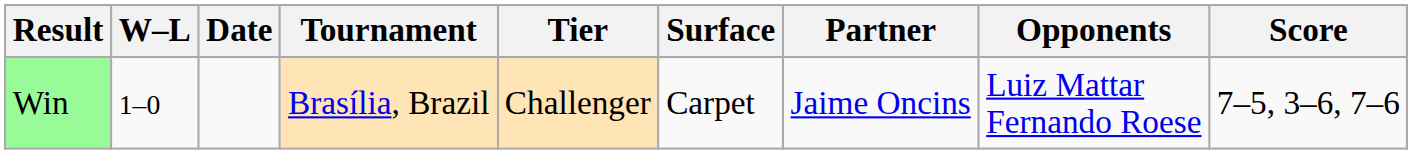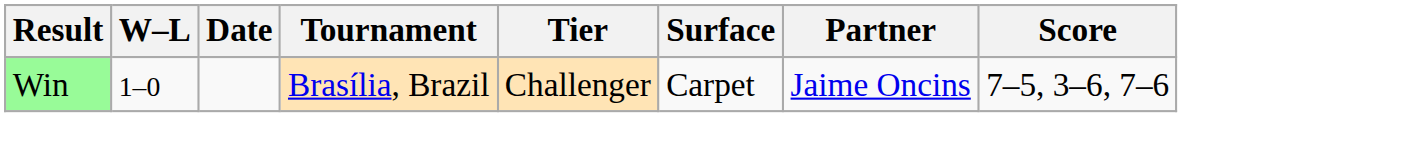- column: (1094, 30)
